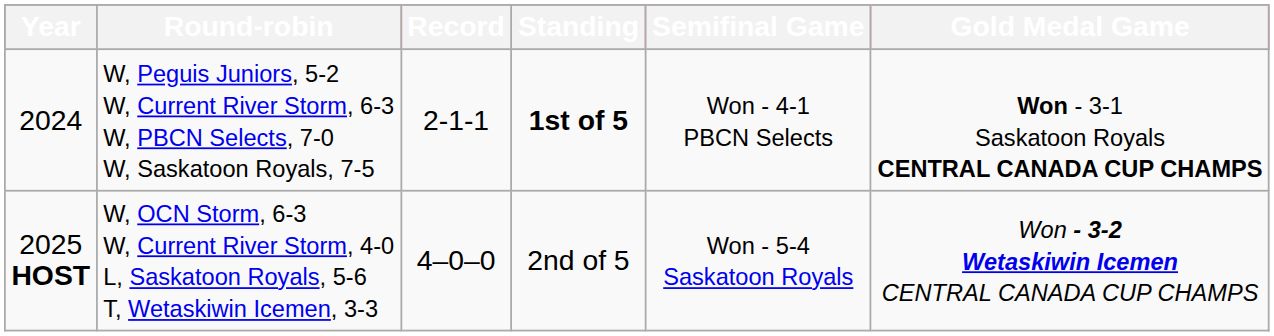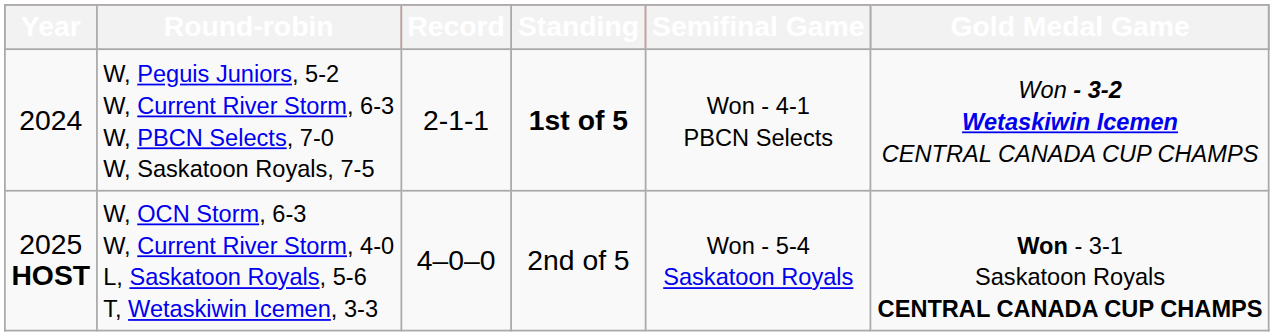(1070, 137) Won - 3-1 Saskatoon Royals CENTRAL CANADA CUP CHAMPS -> (1070, 121) Won - 3-2 Wetaskiwin Icemen CENTRAL CANADA CUP CHAMPS
(1070, 261) Won - 3-2 Wetaskiwin Icemen CENTRAL CANADA CUP CHAMPS -> (1070, 277) Won - 3-1 Saskatoon Royals CENTRAL CANADA CUP CHAMPS
